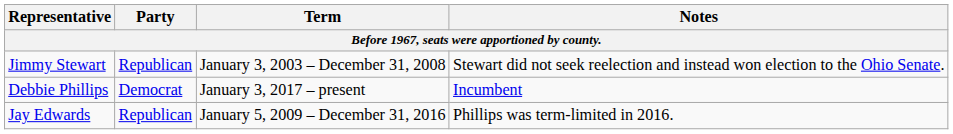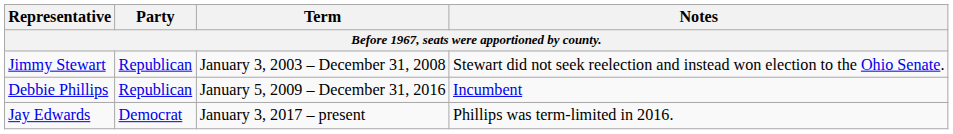(150, 89) Democrat -> (155, 89) Republican
(282, 89) January 3, 2017 – present -> (323, 89) January 5, 2009 – December 31, 2016
(155, 115) Republican -> (150, 115) Democrat
(323, 115) January 5, 2009 – December 31, 2016 -> (282, 115) January 3, 2017 – present
